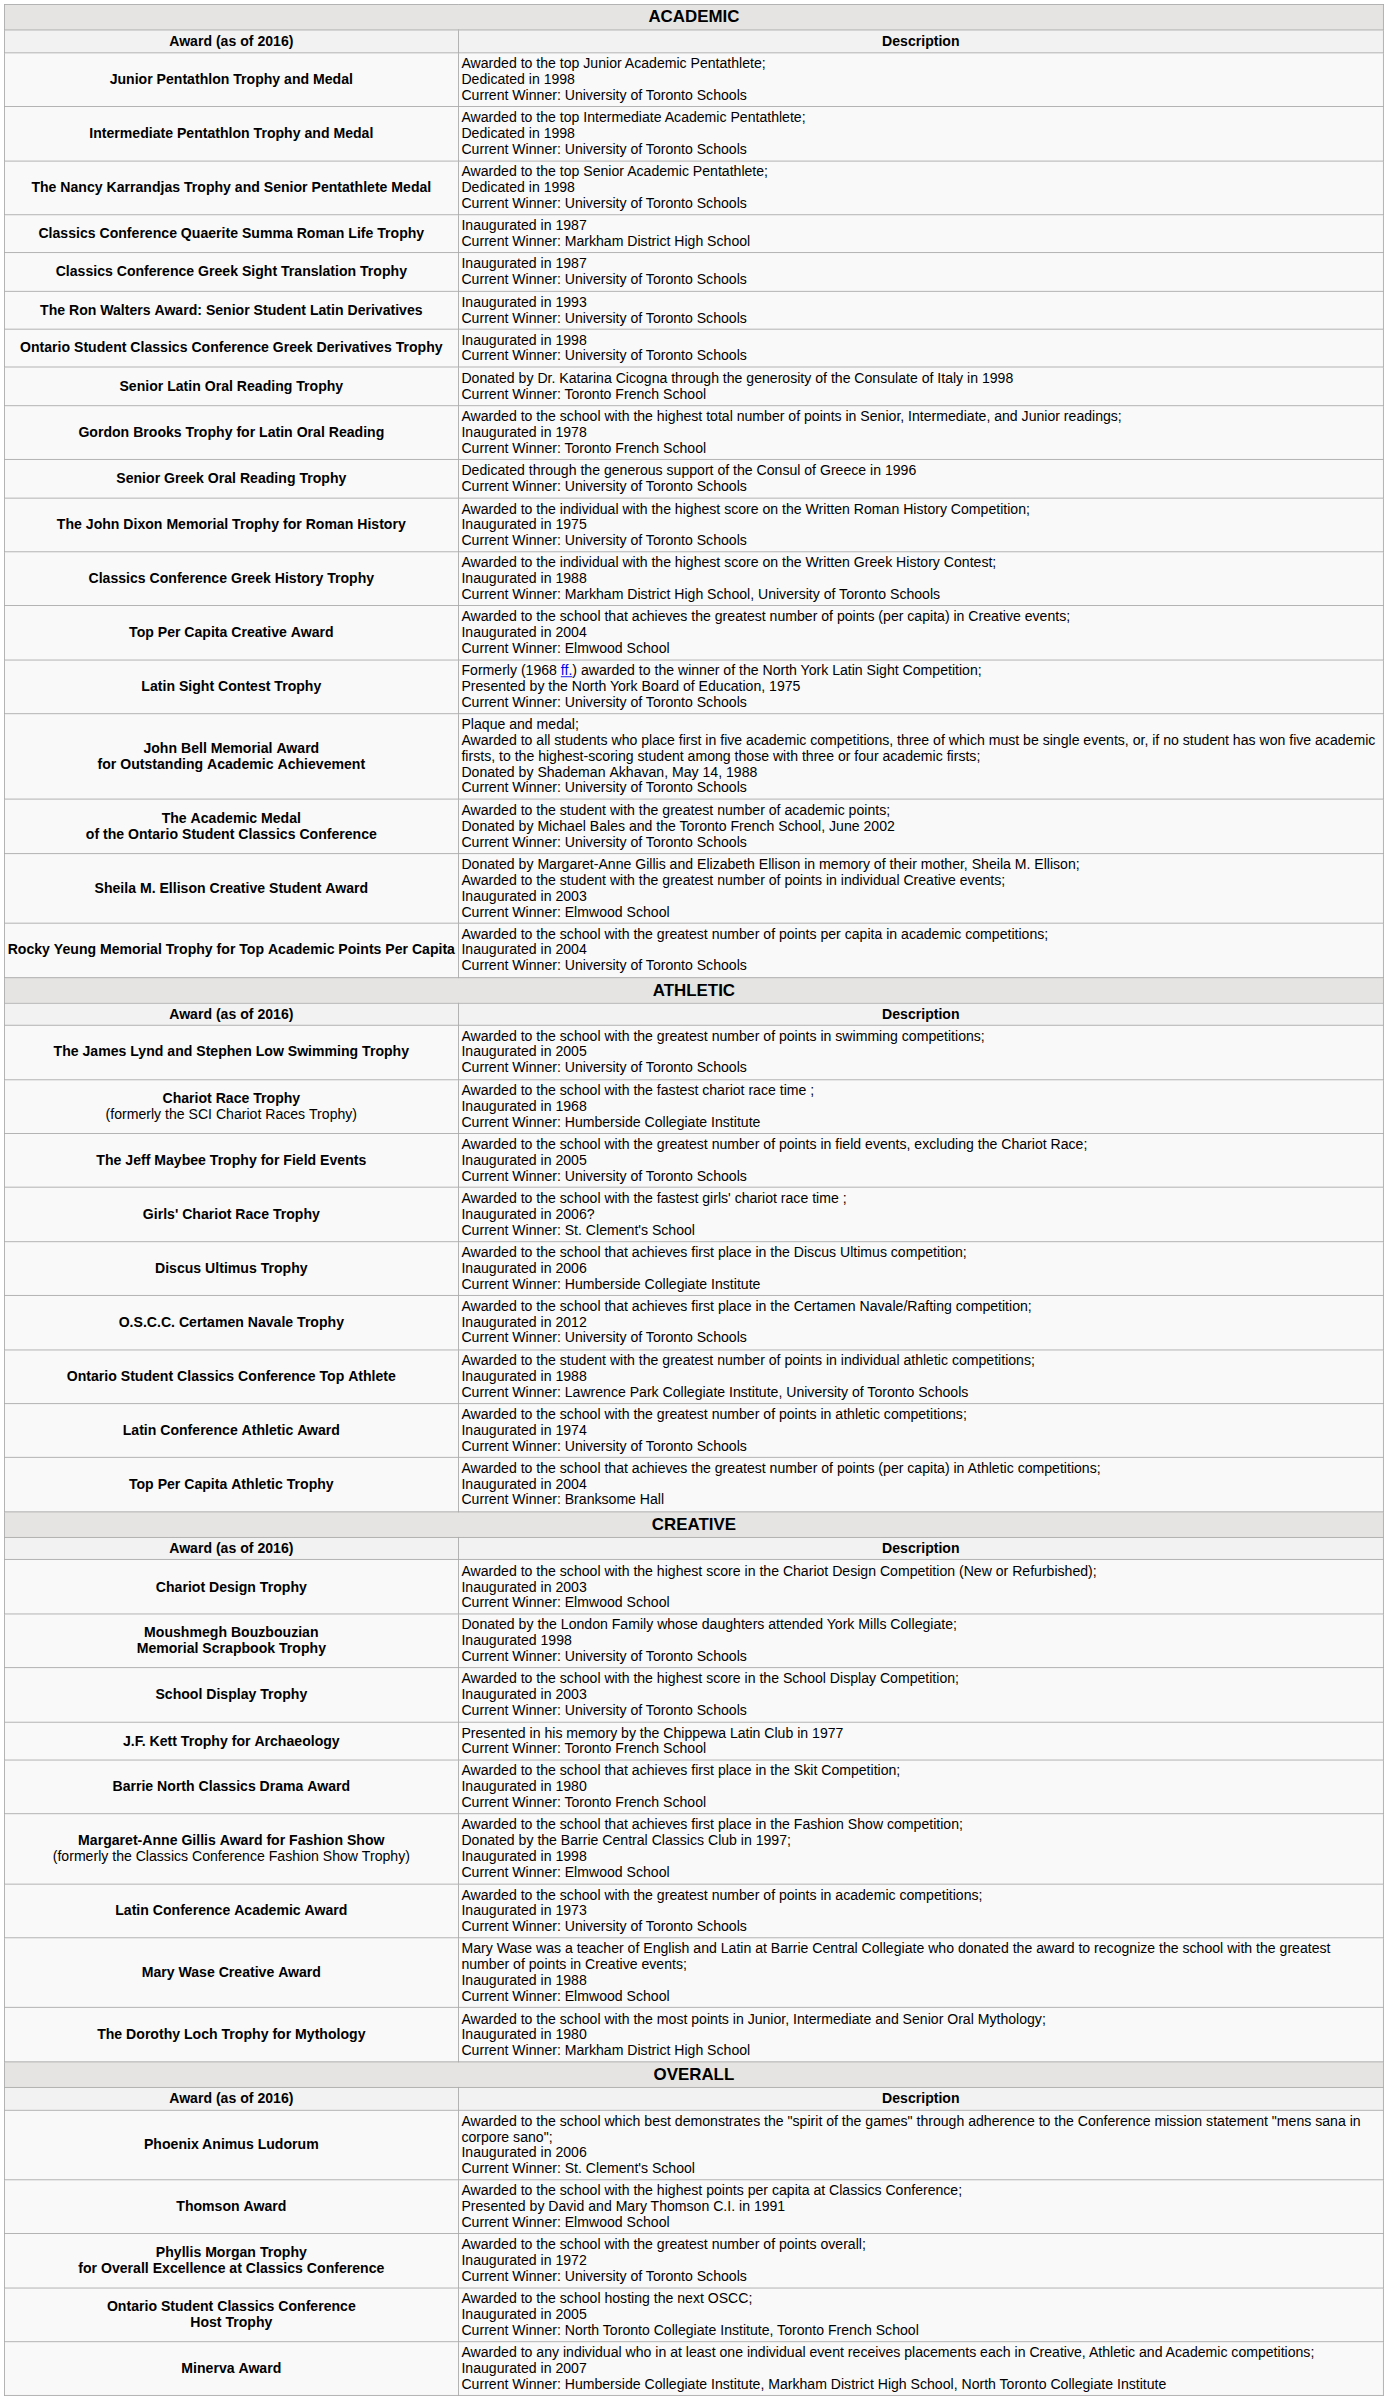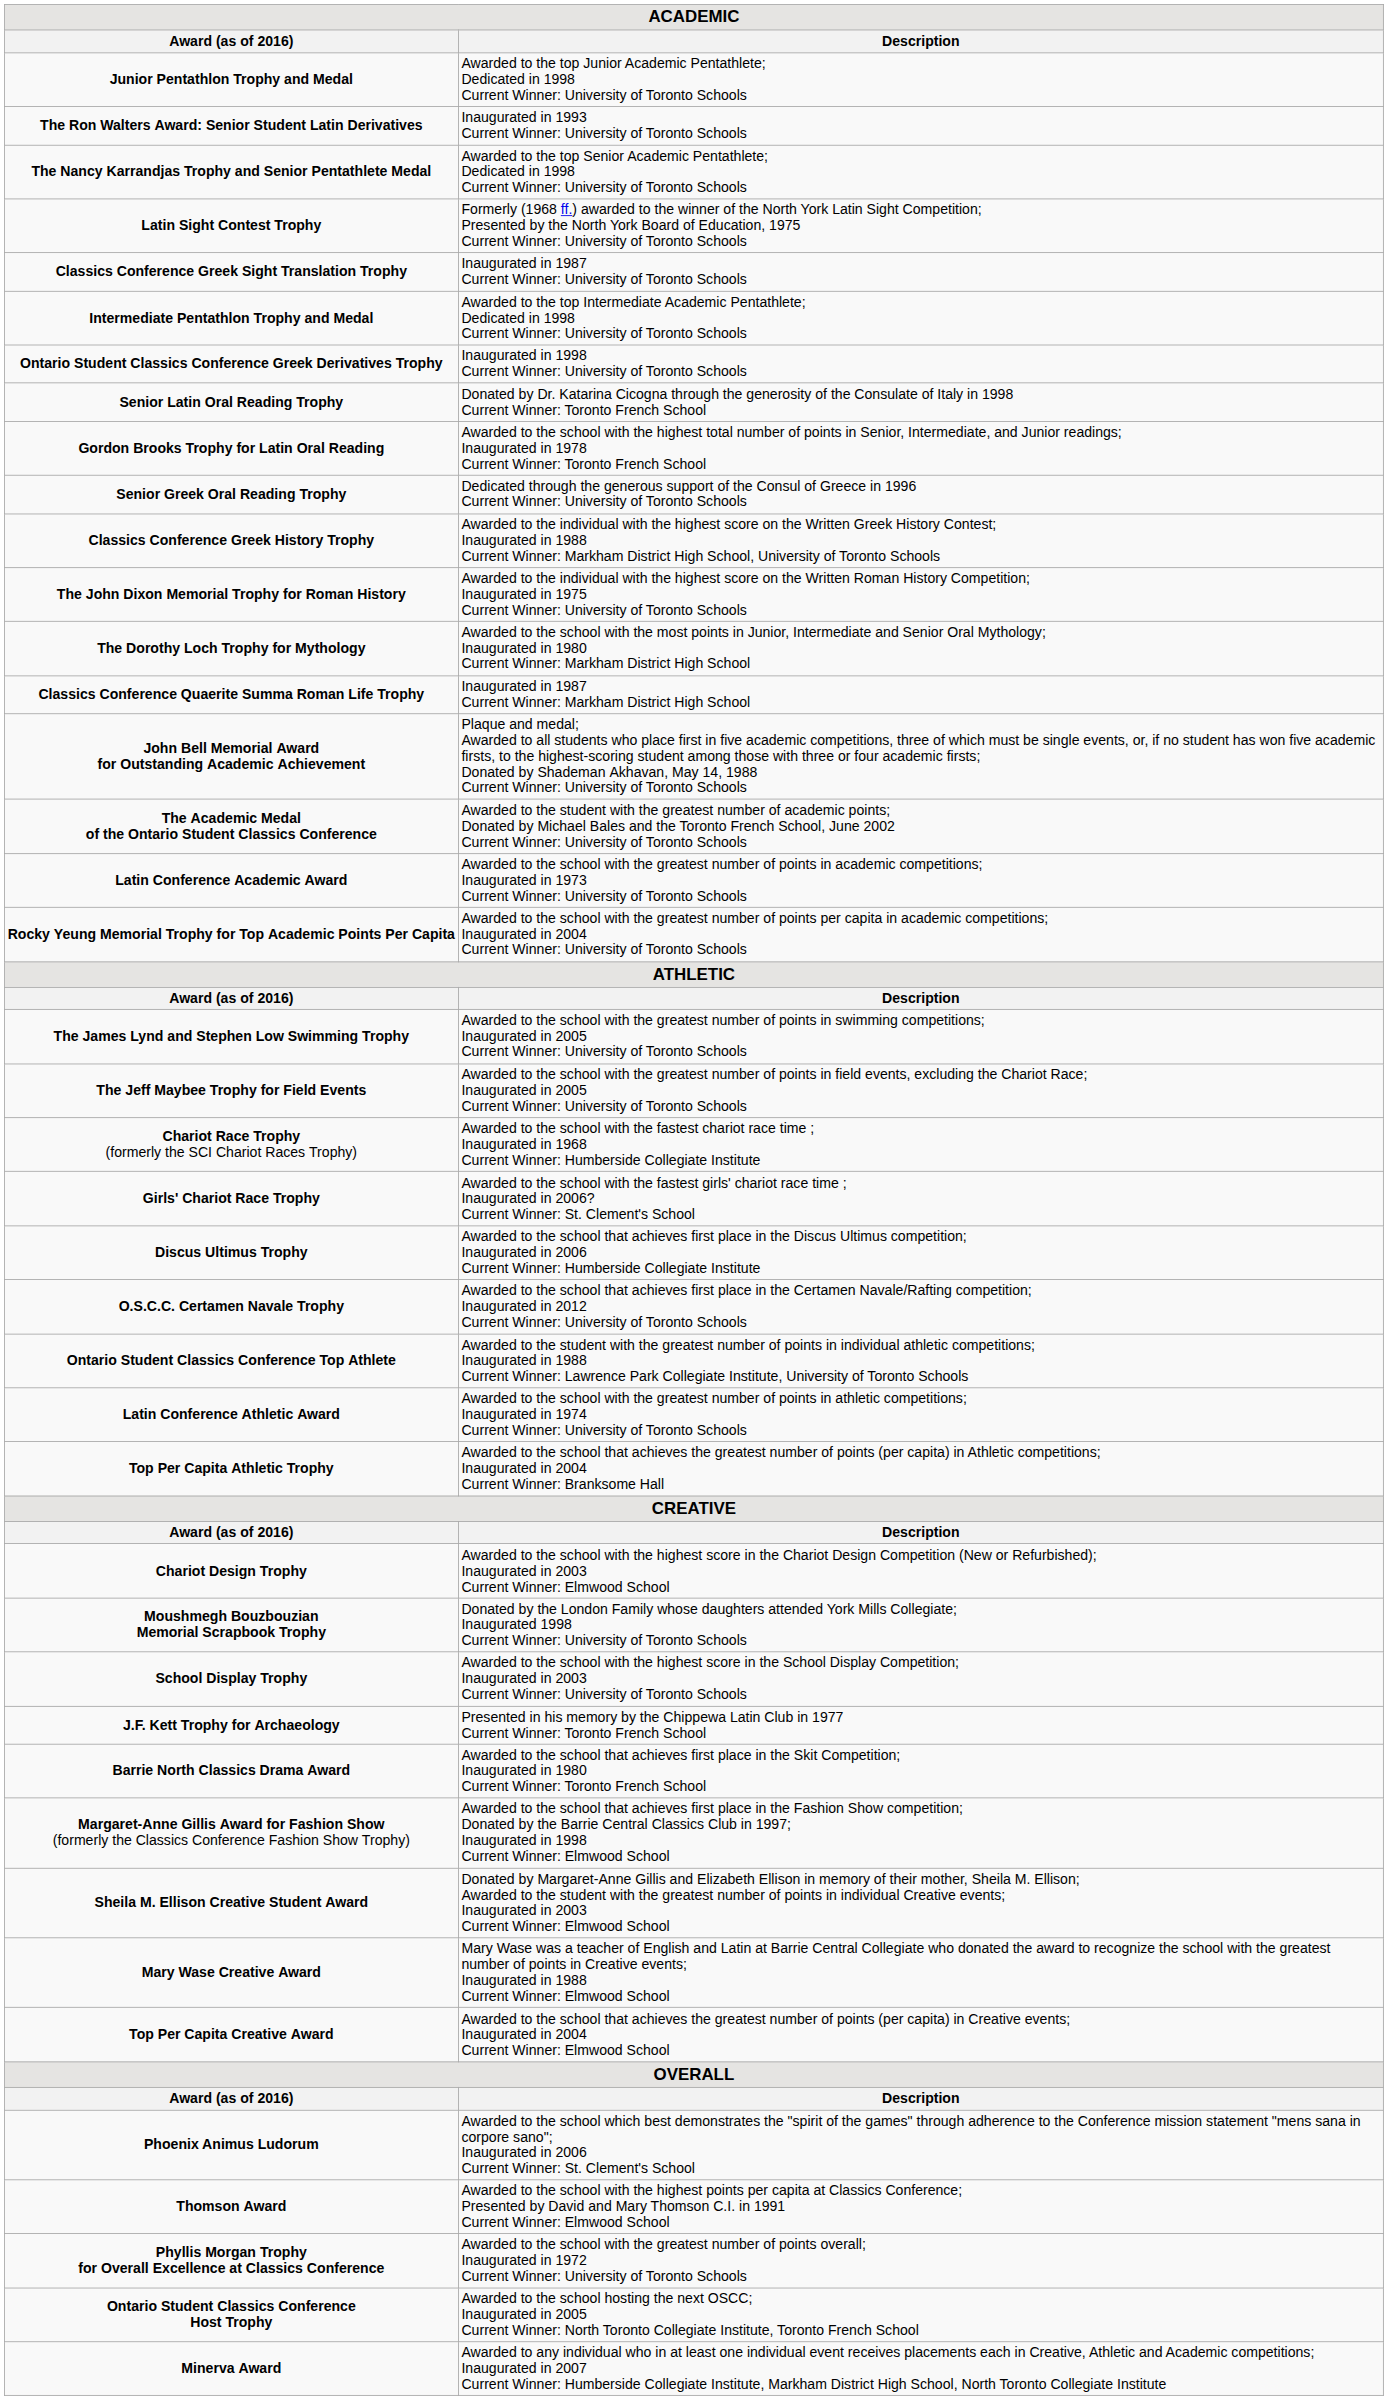rows swapped: (231, 133) <-> (231, 310)
rows swapped: (231, 686) <-> (231, 233)
rows swapped: (231, 524) <-> (231, 578)
rows swapped: (231, 2034) <-> (231, 632)
rows swapped: (231, 1910) <-> (231, 888)
rows swapped: (231, 1160) <-> (231, 1106)
